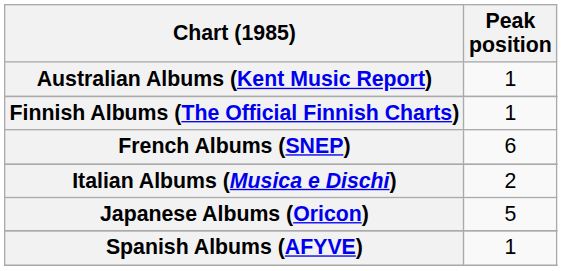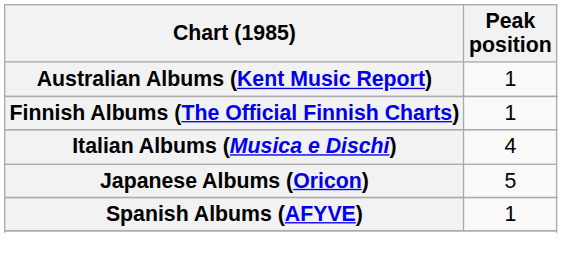- row: (234, 146)
(510, 180) 2 -> (510, 146) 4
